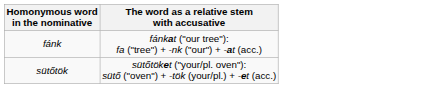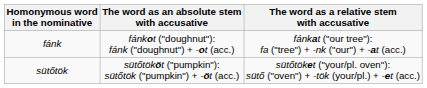+ column: (172, 17)
